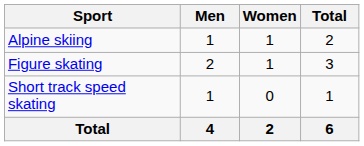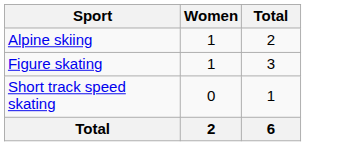- column: (210, 16)
